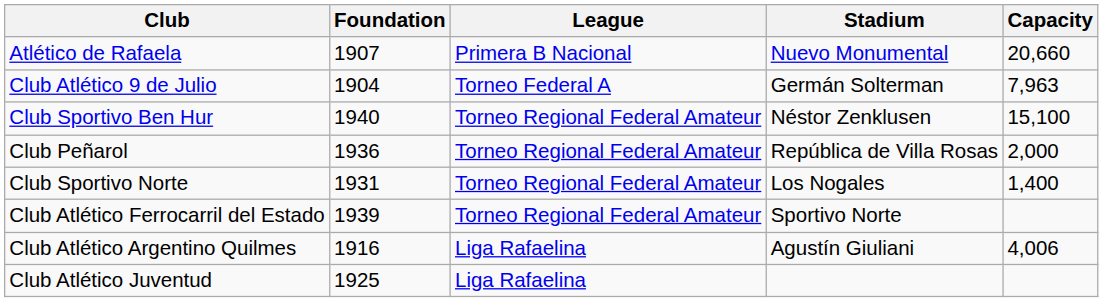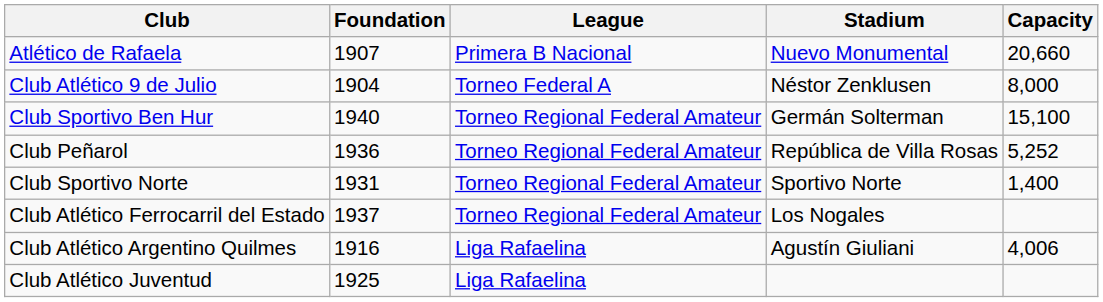(857, 85) Germán Solterman -> (851, 85) Néstor Zenklusen
(1033, 85) 7,963 -> (1033, 85) 8,000
(851, 118) Néstor Zenklusen -> (857, 118) Germán Solterman
(1033, 150) 2,000 -> (1033, 150) 5,252
(828, 183) Los Nogales -> (836, 183) Sportivo Norte
(357, 215) 1939 -> (357, 215) 1937
(836, 215) Sportivo Norte -> (828, 215) Los Nogales
